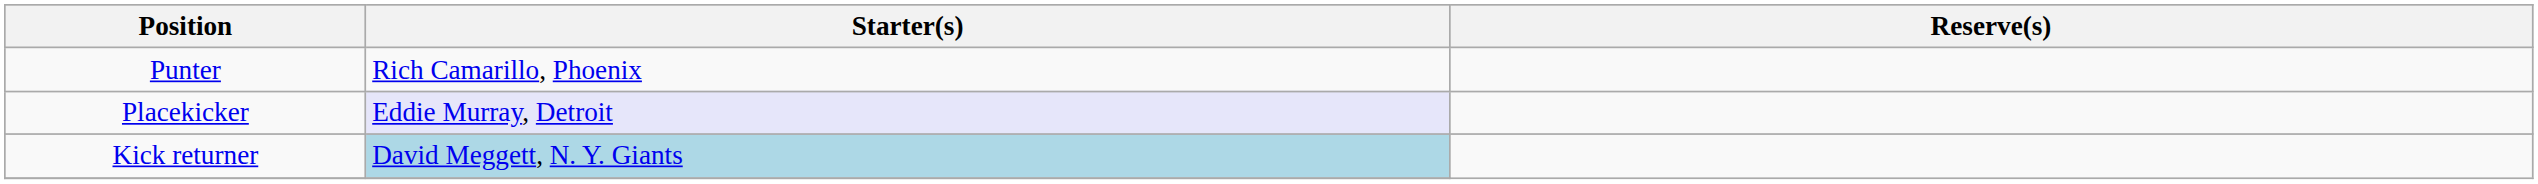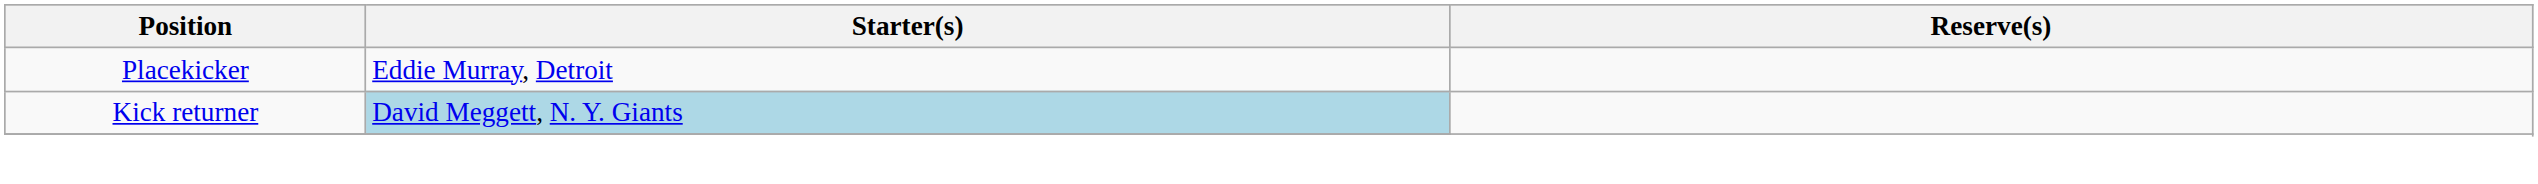- row: (185, 69)
(493, 112) lavender background -> (493, 69) no background
